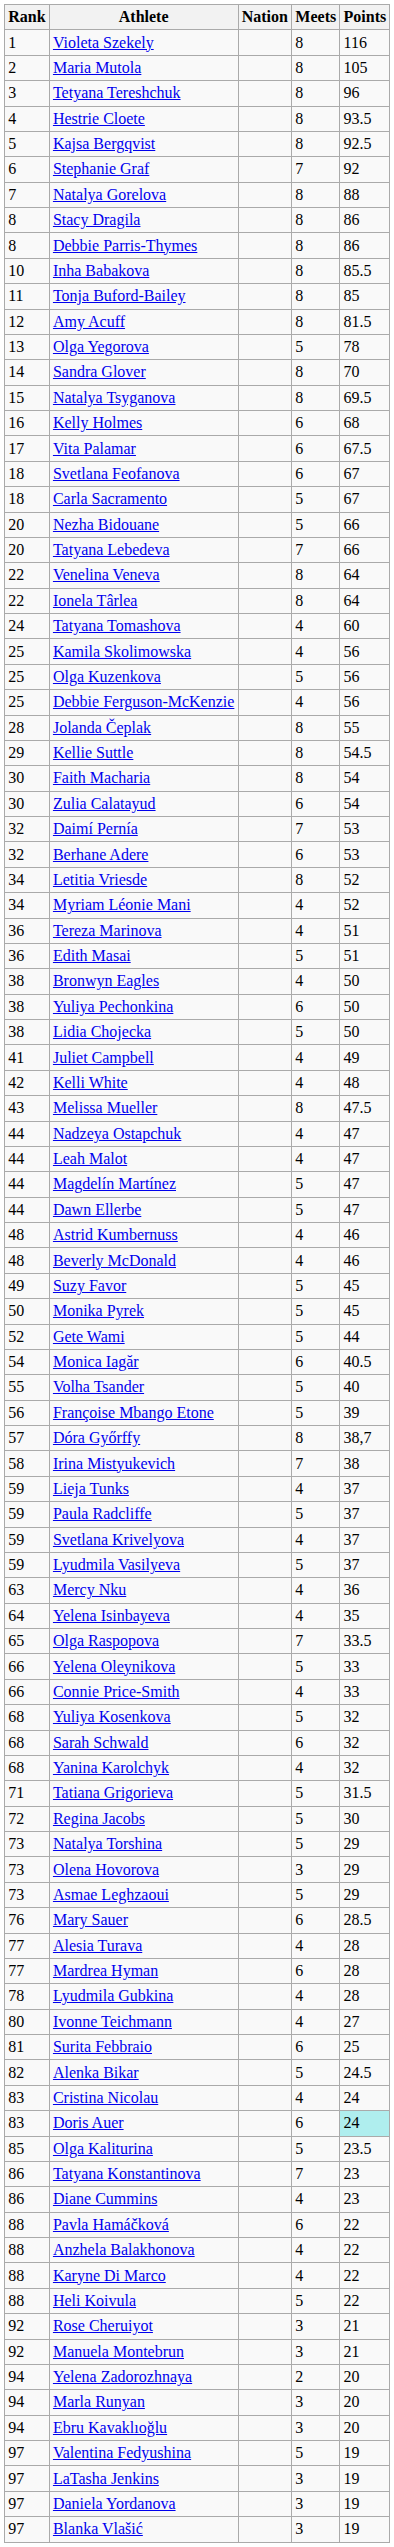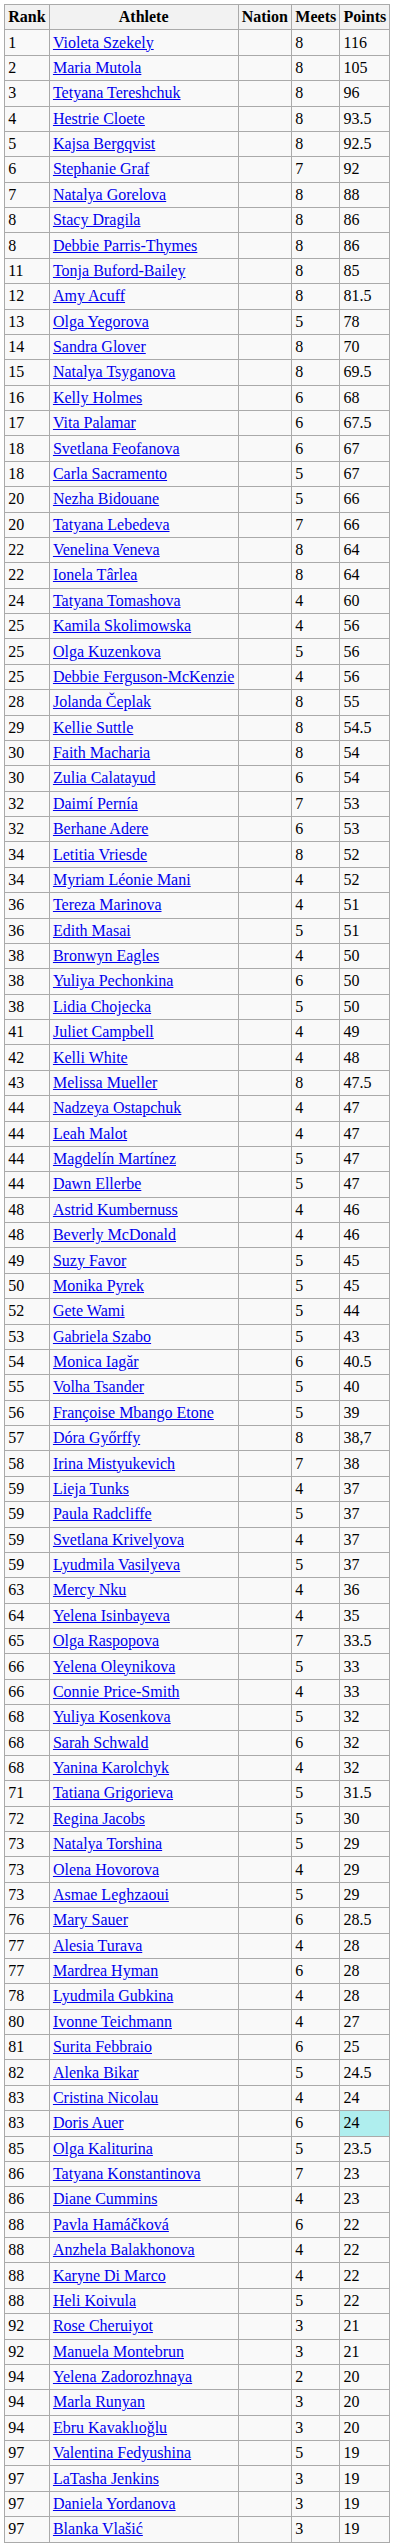- row: (101, 270)
+ row: (102, 1336)
(299, 1869) 3 -> (299, 1869) 4
